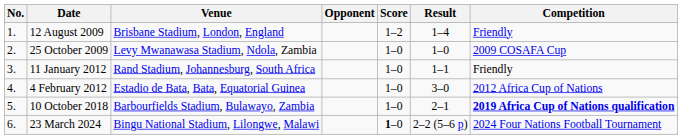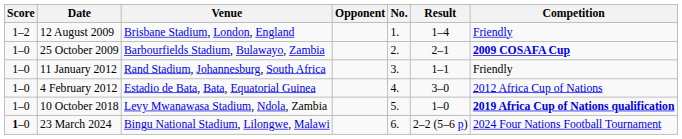columns swapped: (16, 13) <-> (394, 13)
(215, 50) Levy Mwanawasa Stadium, Ndola, Zambia -> (224, 50) Barbourfields Stadium, Bulawayo, Zambia
(440, 50) 1–0 -> (440, 50) 2–1
(520, 50) normal -> (521, 50) bold
(214, 106) Barbourfields Stadium, Bulawayo, Zambia -> (226, 106) Levy Mwanawasa Stadium, Ndola, Zambia
(440, 106) 2–1 -> (440, 106) 1–0
